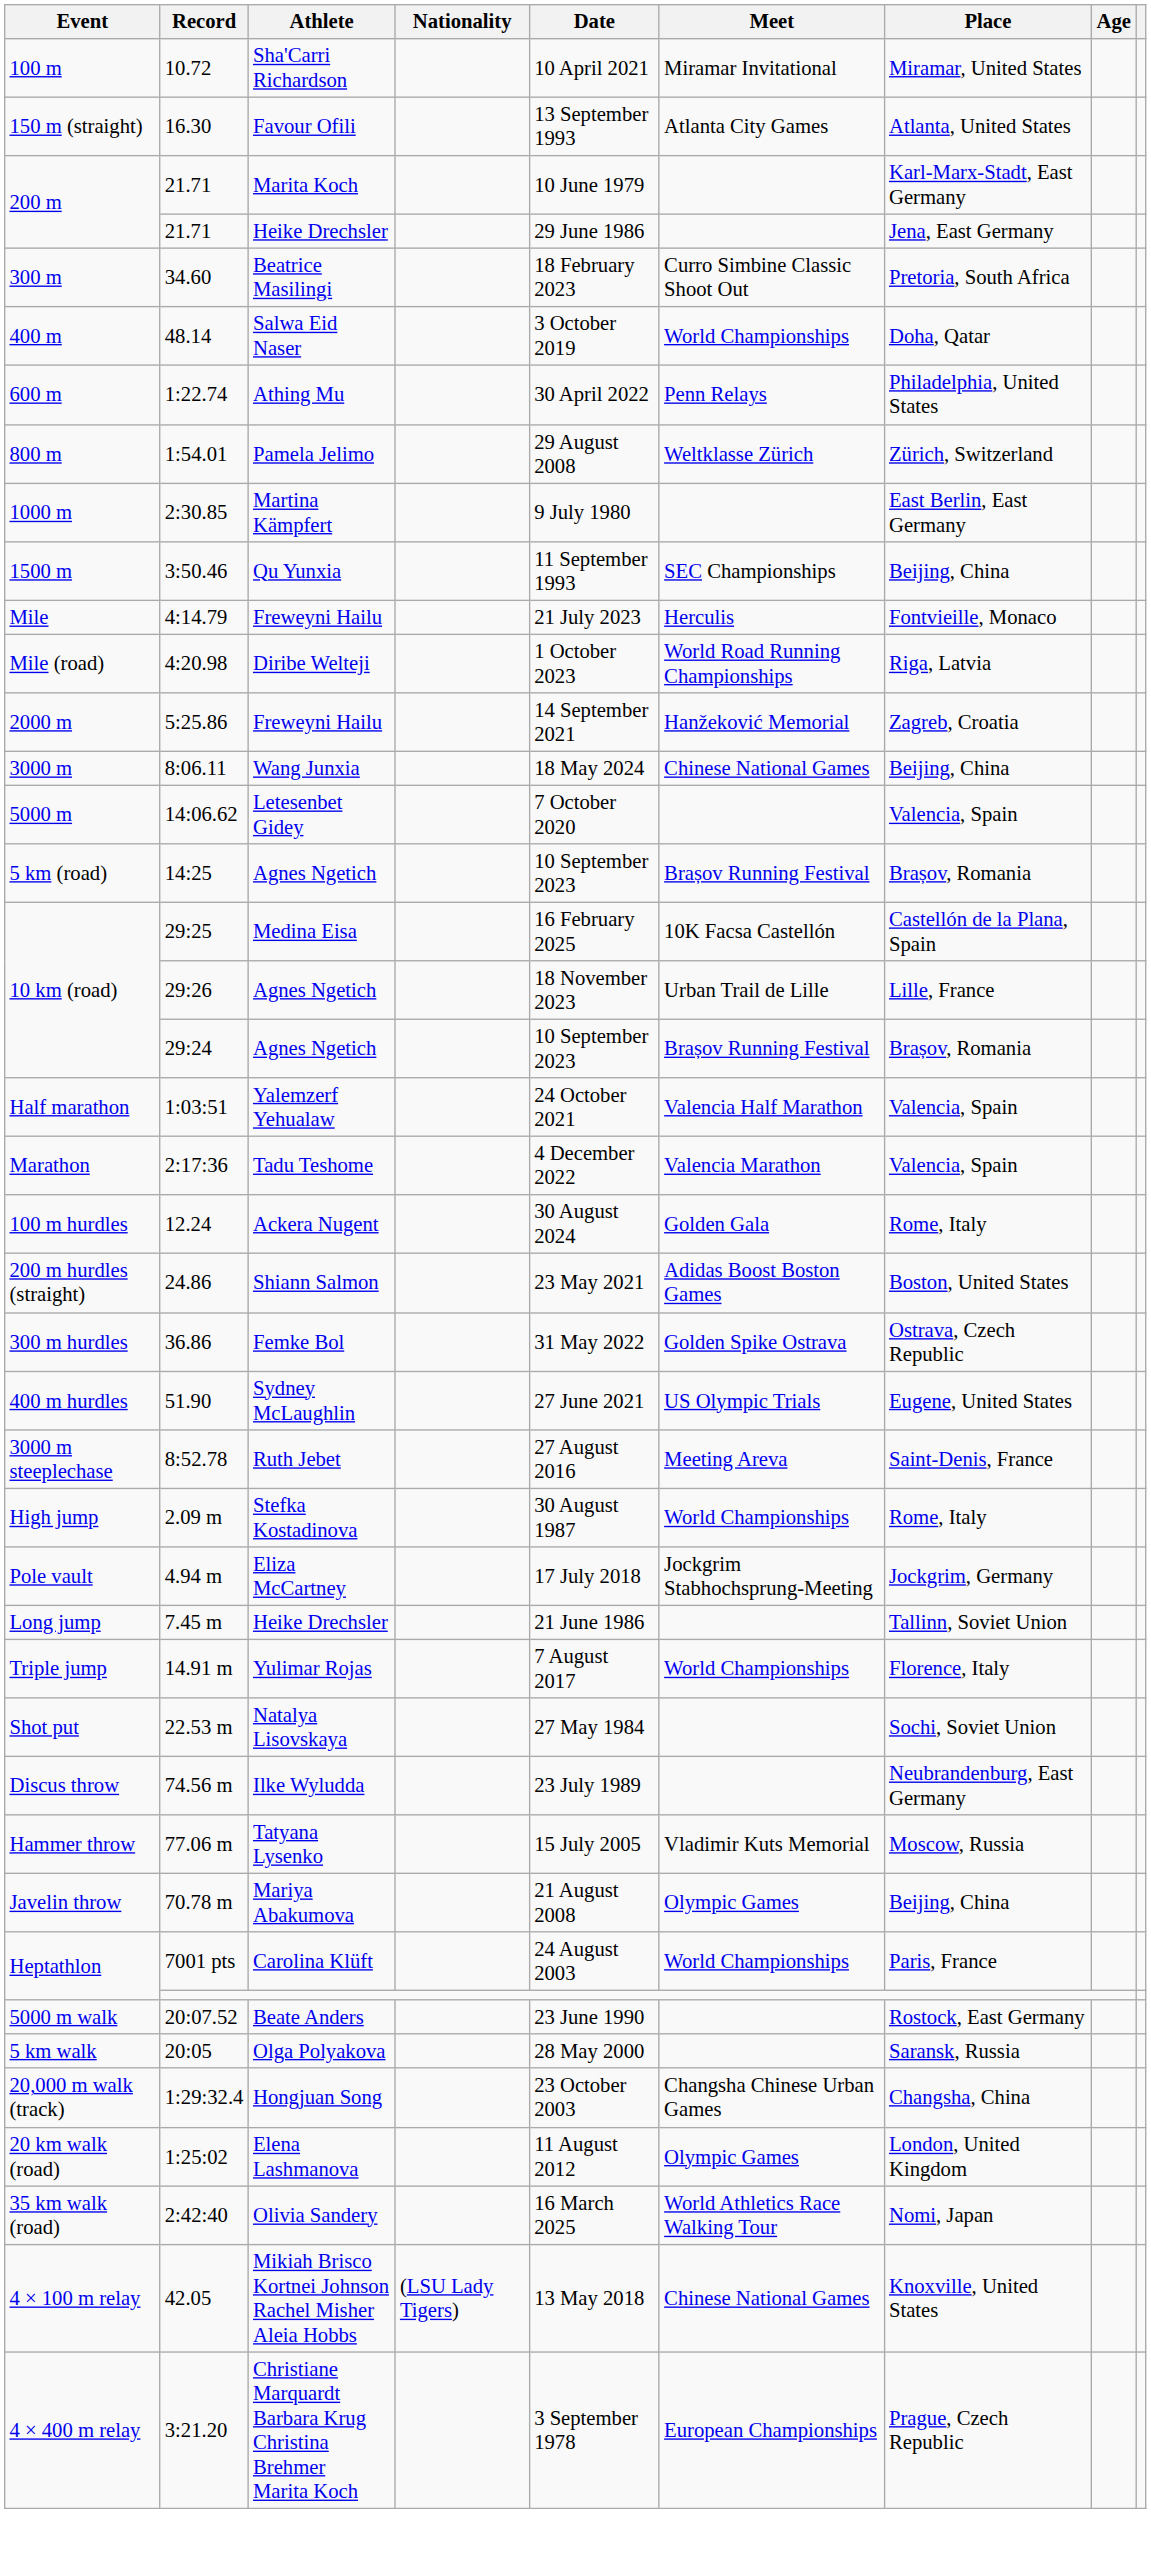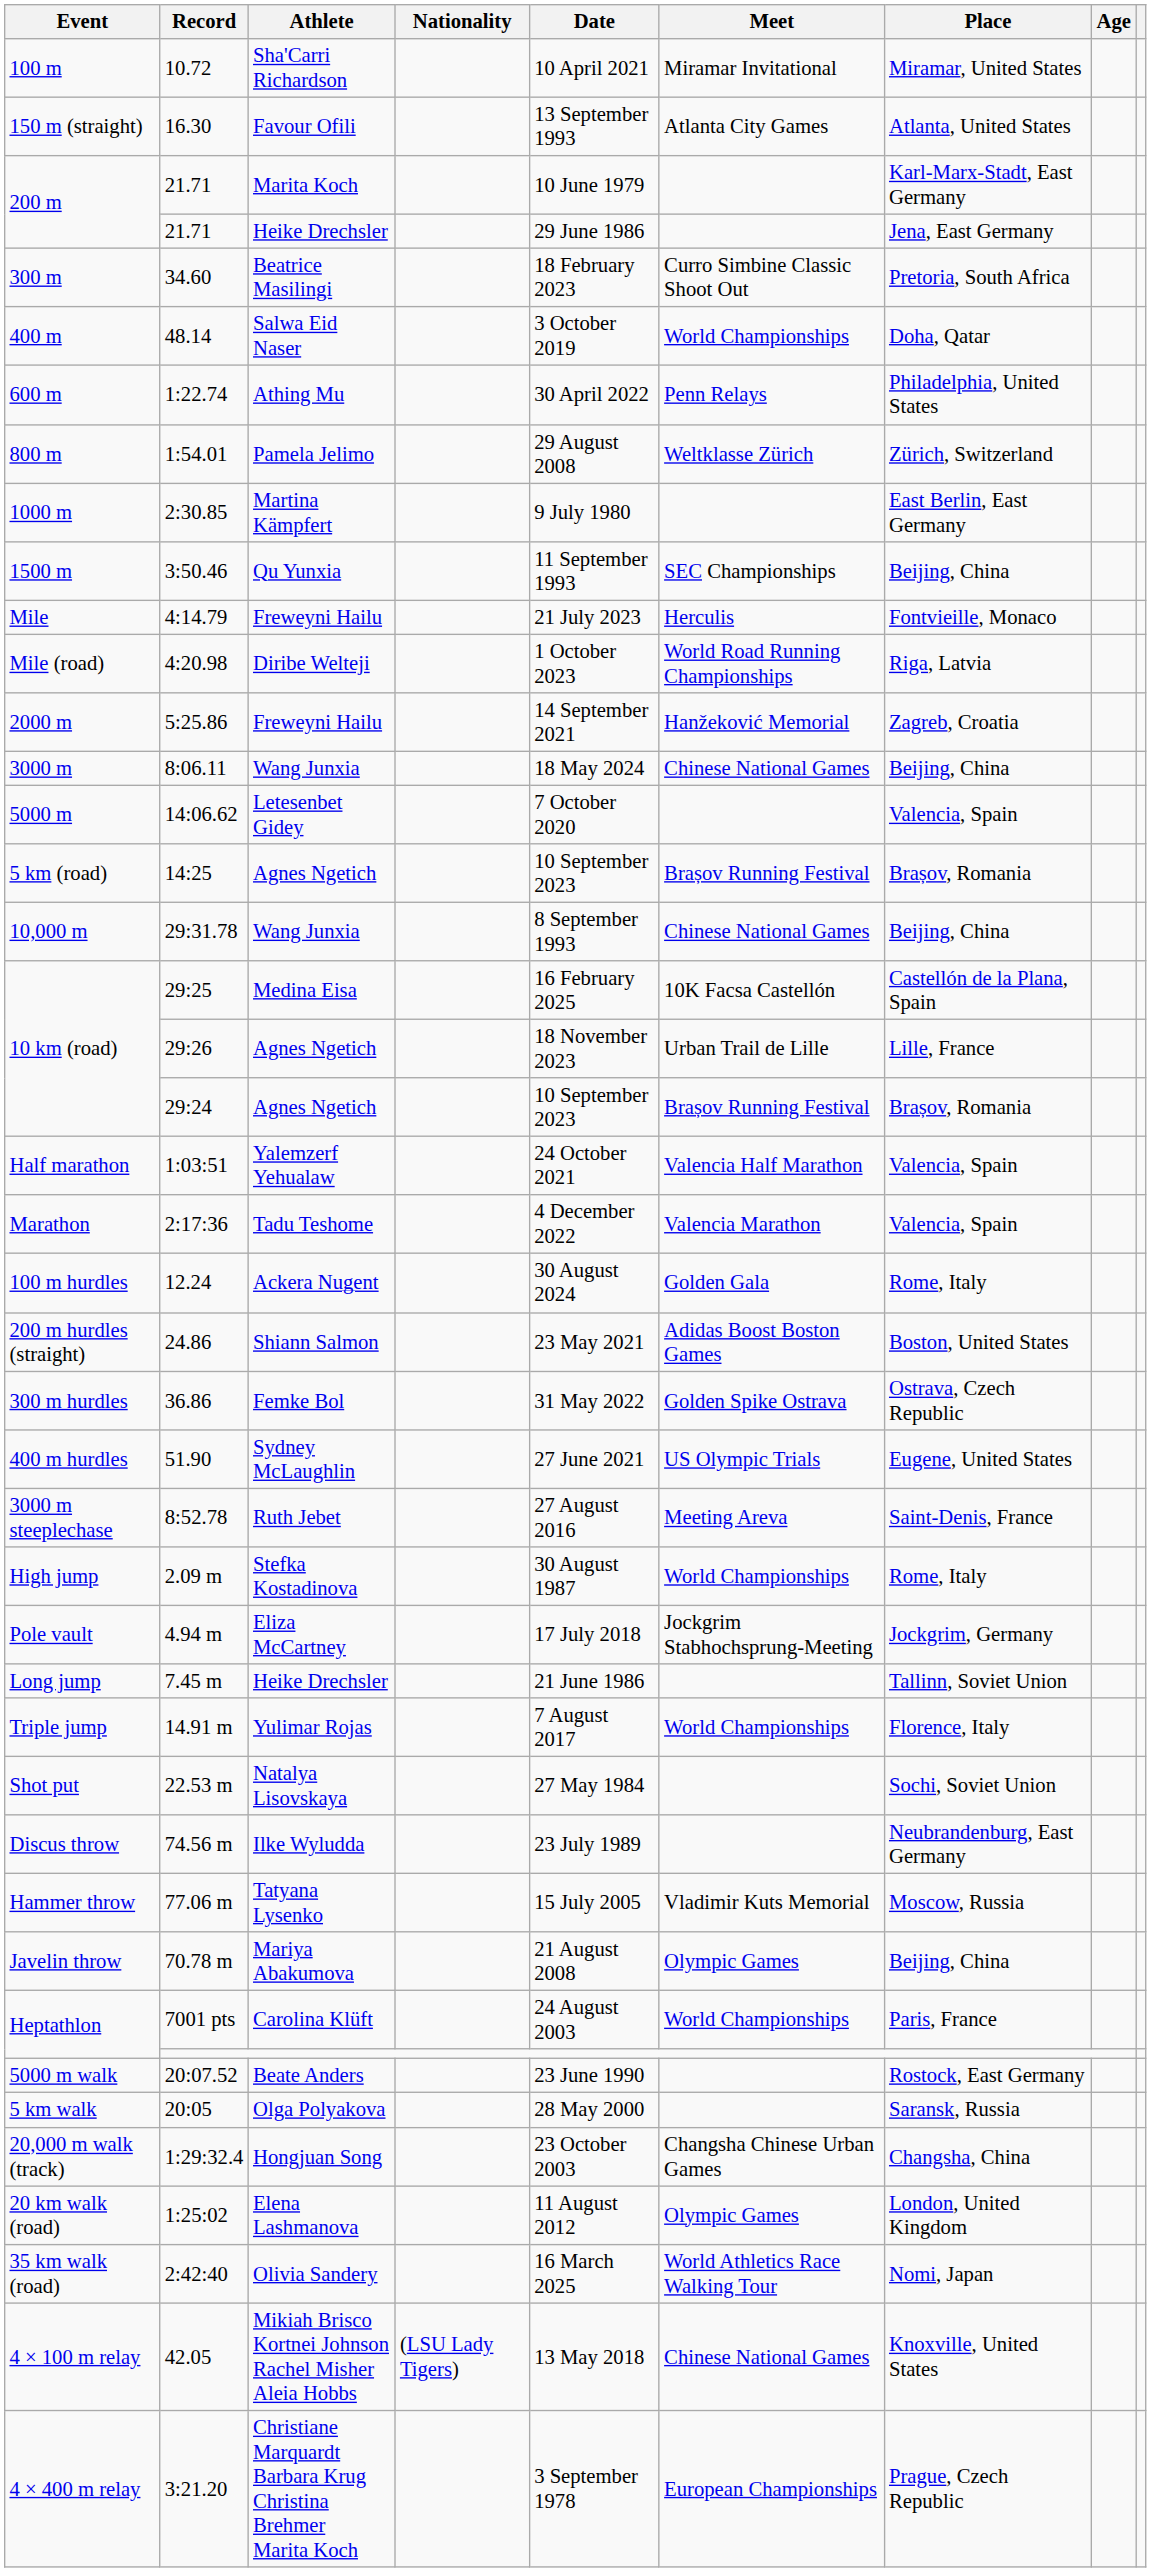+ row: (49, 931)
